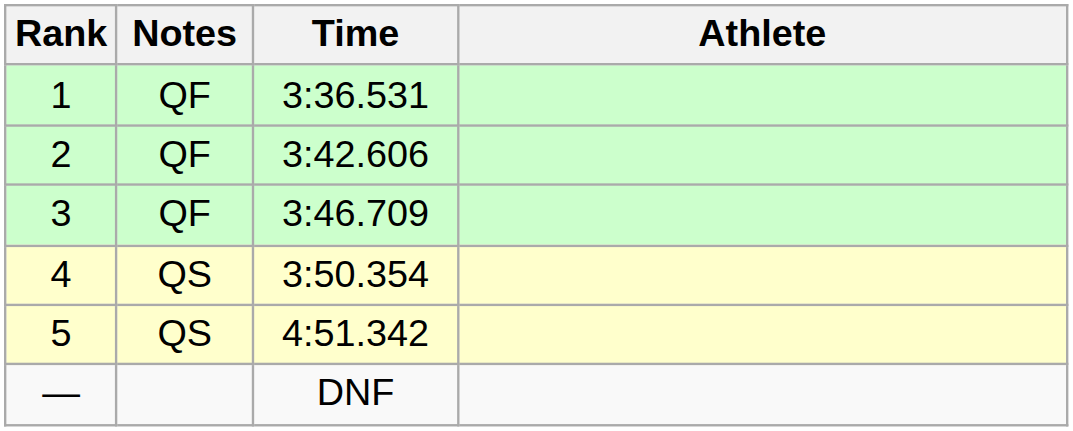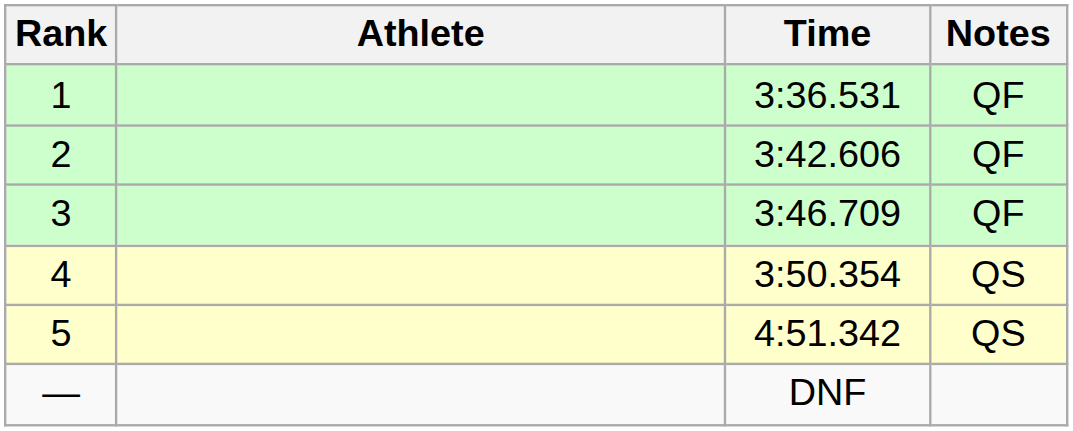columns swapped: (762, 34) <-> (185, 34)
